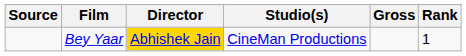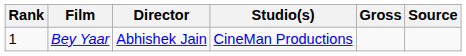columns swapped: (440, 16) <-> (33, 16)
(175, 39) gold background -> (162, 39) no background
